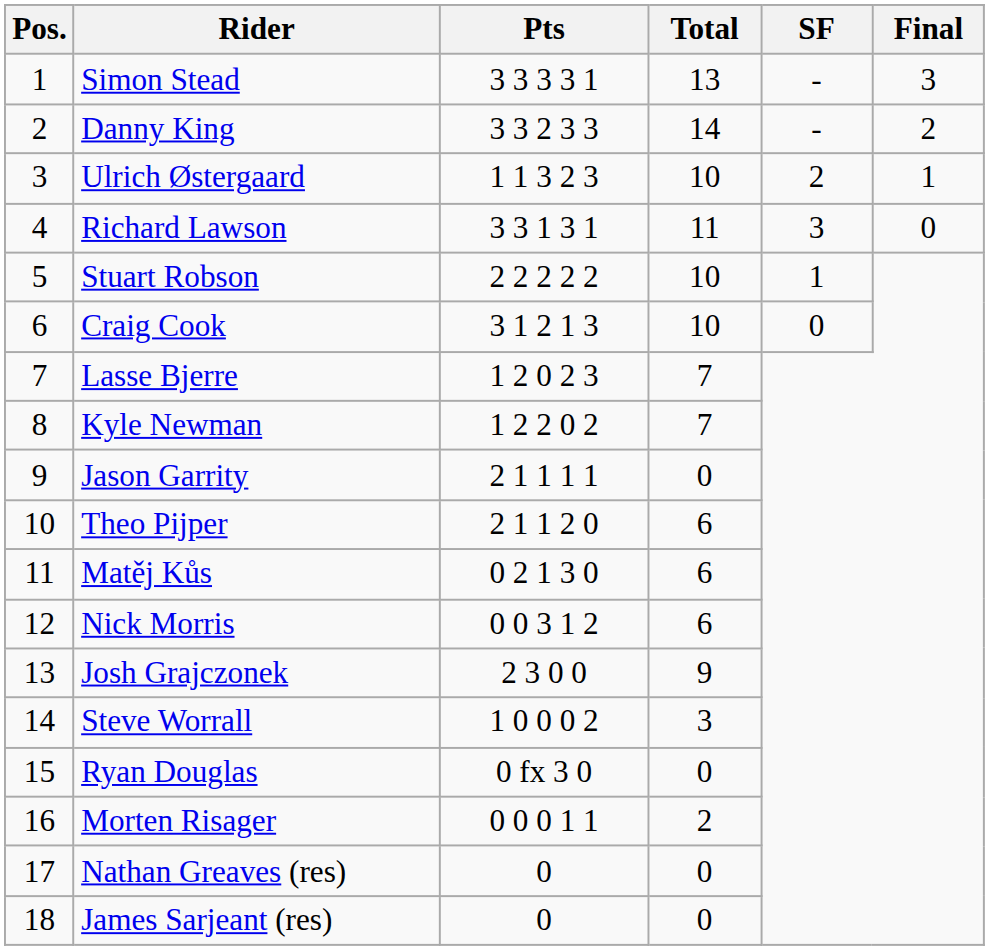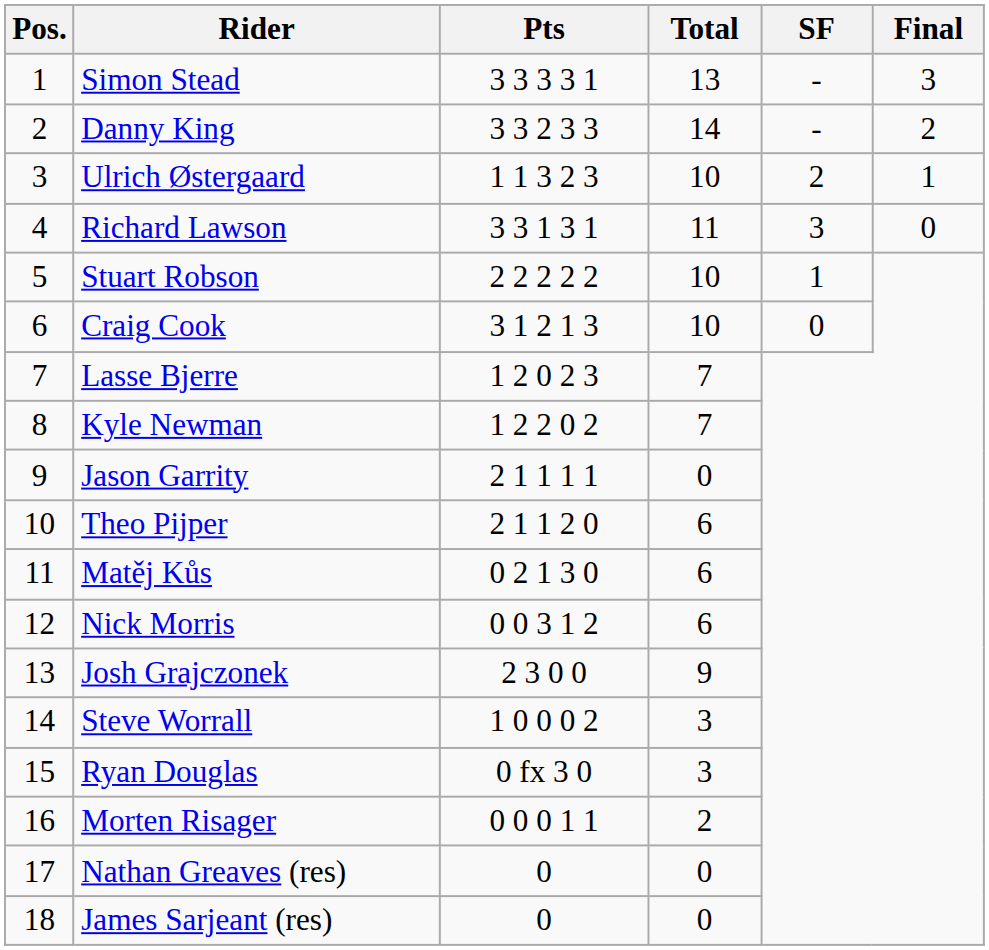(705, 771) 0 -> (705, 771) 3
